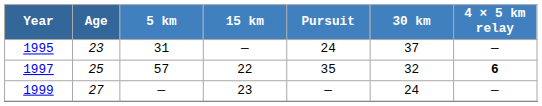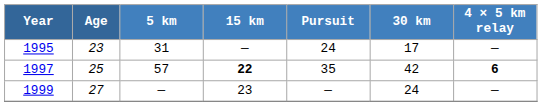(412, 50) 37 -> (412, 50) 17
(245, 71) normal -> (245, 71) bold
(412, 71) 32 -> (412, 71) 42
